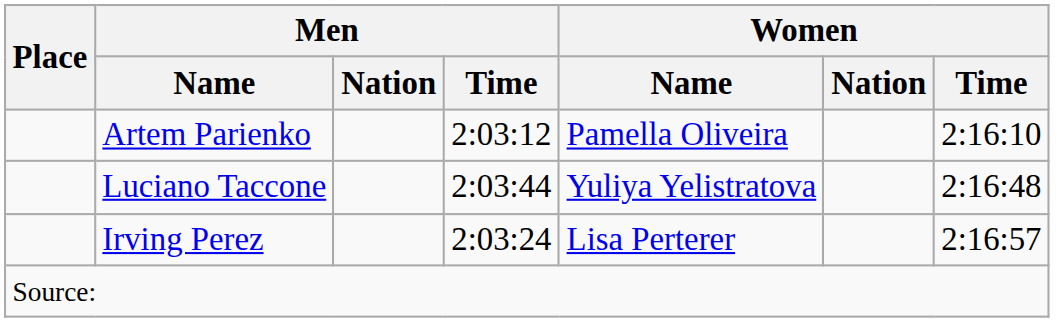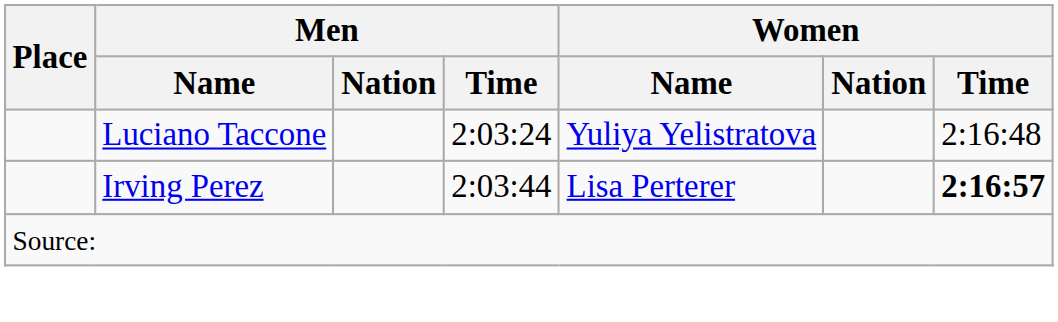- row: (207, 134)
(501, 186) 2:03:44 -> (501, 134) 2:03:24
(501, 238) 2:03:24 -> (501, 186) 2:03:44
(991, 238) normal -> (993, 186) bold
